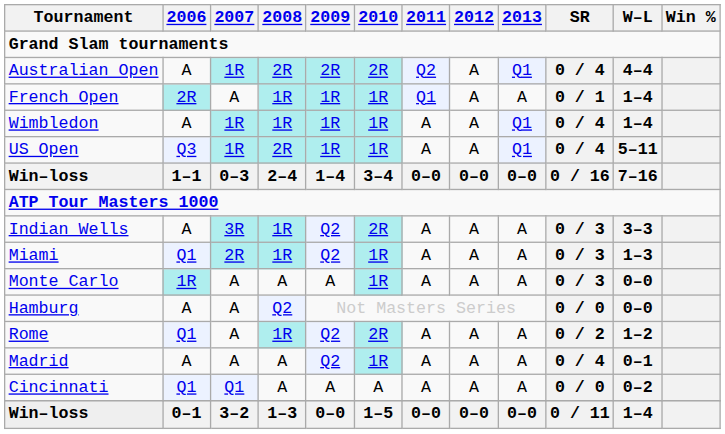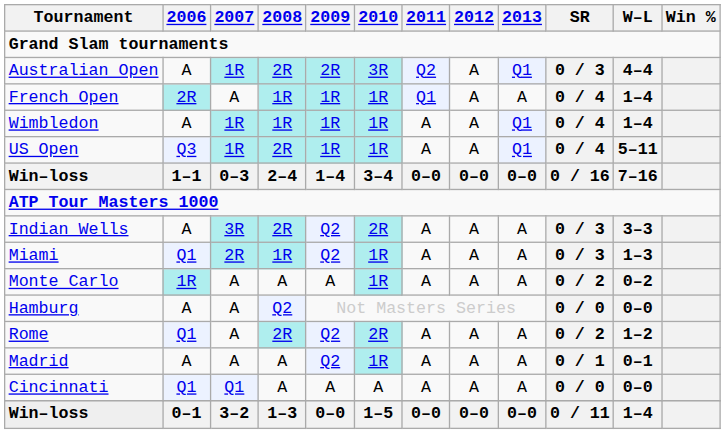(378, 70) 2R -> (378, 70) 3R
(580, 70) 0 / 4 -> (580, 70) 0 / 3
(580, 97) 0 / 1 -> (580, 97) 0 / 4
(282, 229) 1R -> (282, 229) 2R
(580, 282) 0 / 3 -> (580, 282) 0 / 2
(638, 282) 0–0 -> (638, 282) 0–2
(282, 335) 1R -> (282, 335) 2R
(580, 361) 0 / 4 -> (580, 361) 0 / 1
(638, 388) 0–2 -> (638, 388) 0–0
